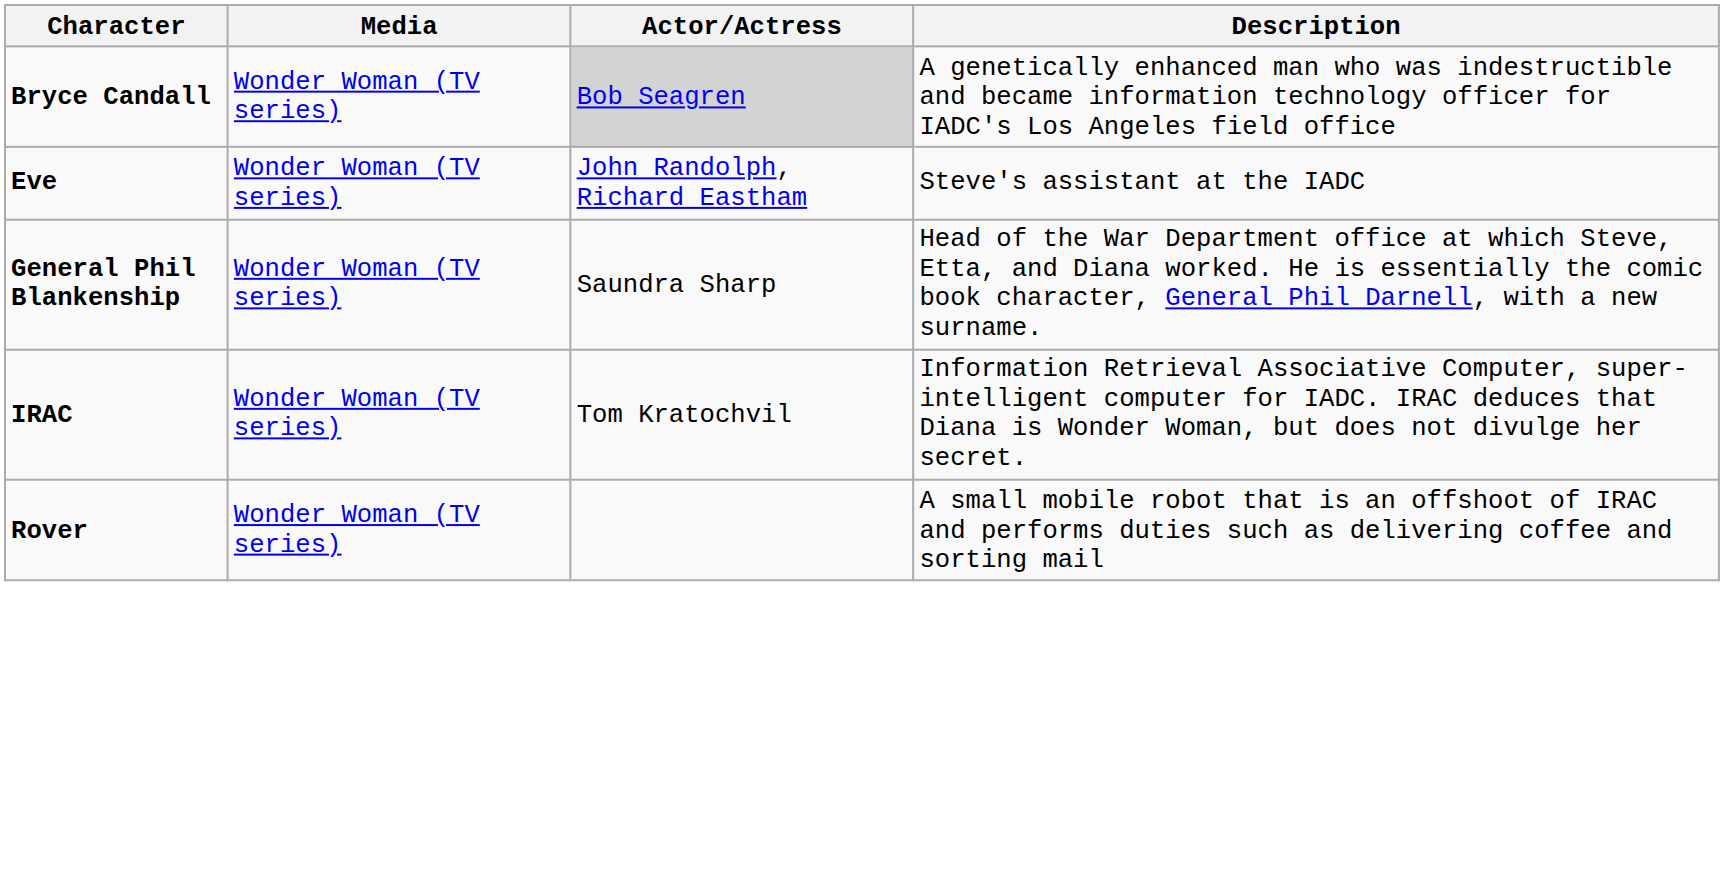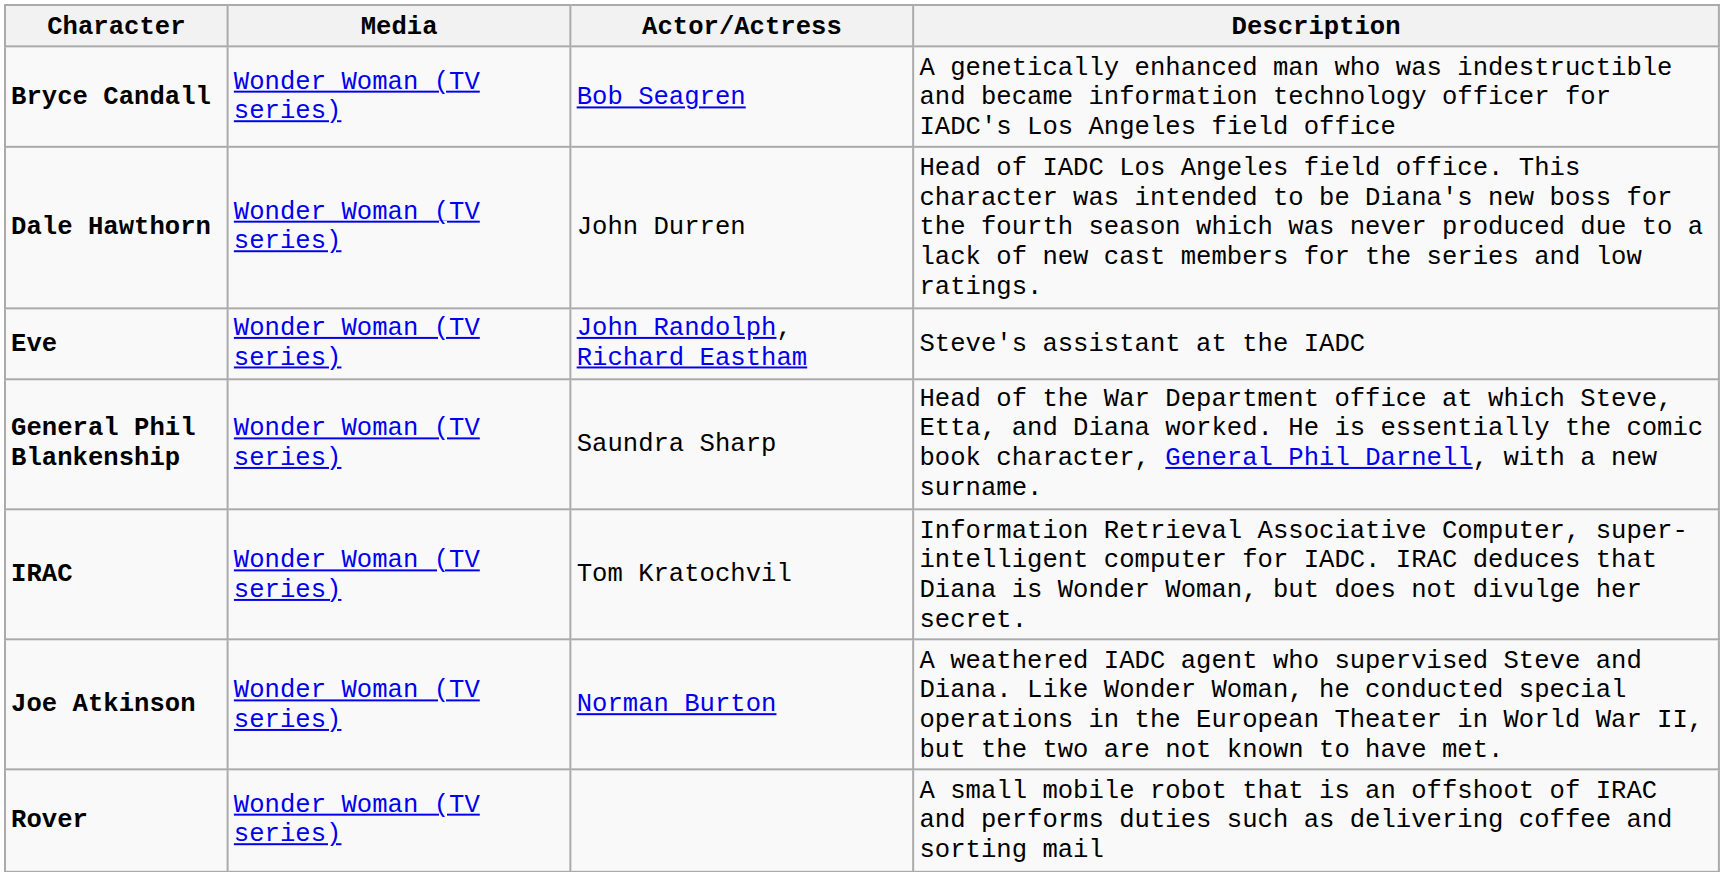(661, 97) lightgrey background -> (661, 97) no background
+ row: (111, 228)
+ row: (103, 705)
